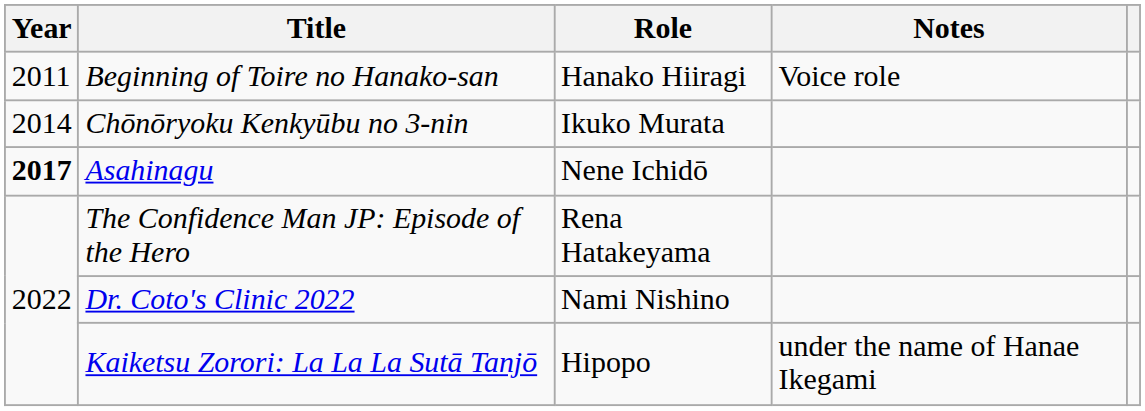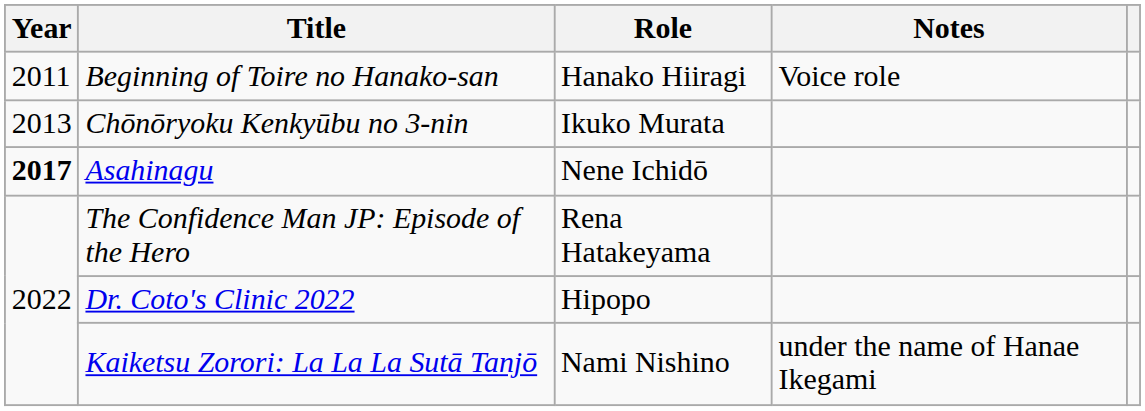(42, 123) 2014 -> (42, 123) 2013
(645, 299) Nami Nishino -> (606, 299) Hipopo
(606, 363) Hipopo -> (645, 363) Nami Nishino
